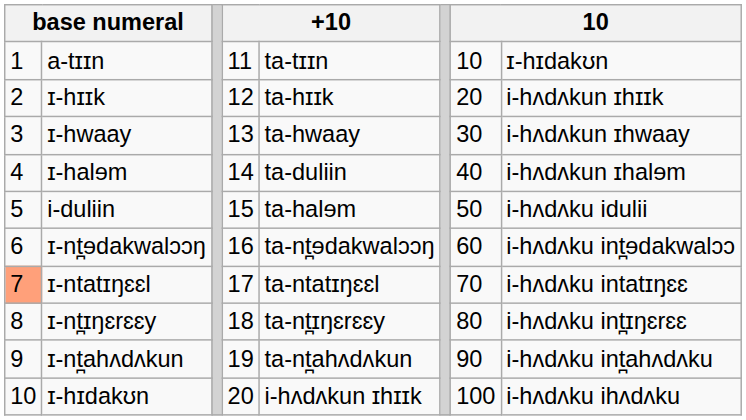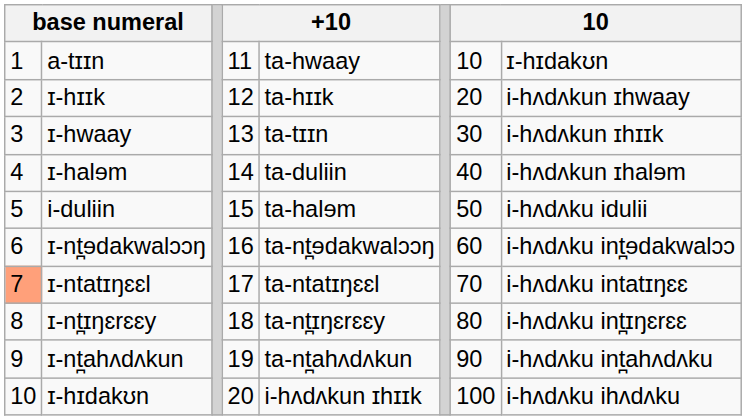(296, 60) ta-tɪɪn -> (312, 60) ta-hwaay
(585, 97) i-hʌdʌkun ɪhɪɪk -> (598, 97) i-hʌdʌkun ɪhwaay
(312, 135) ta-hwaay -> (296, 135) ta-tɪɪn
(598, 135) i-hʌdʌkun ɪhwaay -> (585, 135) i-hʌdʌkun ɪhɪɪk
